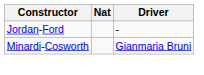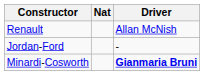+ row: (25, 29)
(153, 46) normal -> (156, 63) bold
